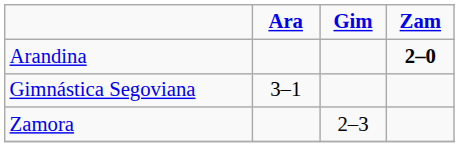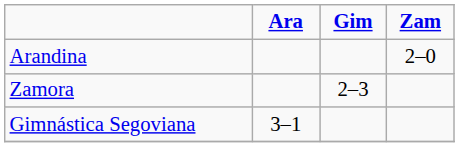(420, 56) bold -> (420, 56) normal
rows swapped: (103, 90) <-> (42, 124)
